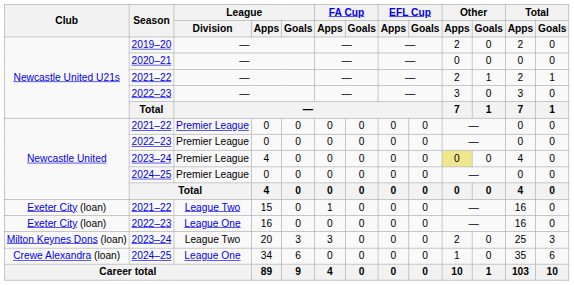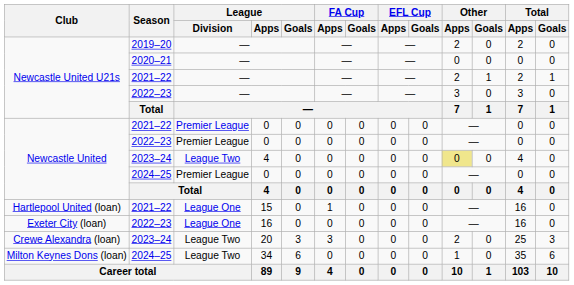(213, 158) Premier League -> (213, 158) League Two
(67, 207) Exeter City (loan) -> (67, 207) Hartlepool United (loan)
(213, 207) League Two -> (213, 207) League One
(67, 239) Milton Keynes Dons (loan) -> (67, 239) Crewe Alexandra (loan)
(67, 256) Crewe Alexandra (loan) -> (67, 256) Milton Keynes Dons (loan)
(213, 256) League One -> (213, 256) League Two
